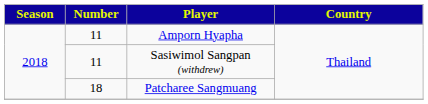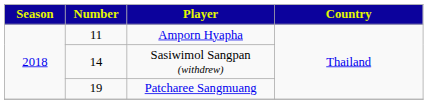(96, 61) 11 -> (96, 61) 14
(96, 88) 18 -> (96, 88) 19
